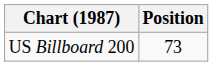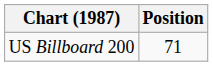(173, 46) 73 -> (173, 46) 71
